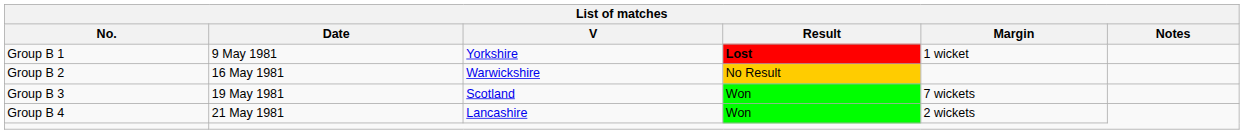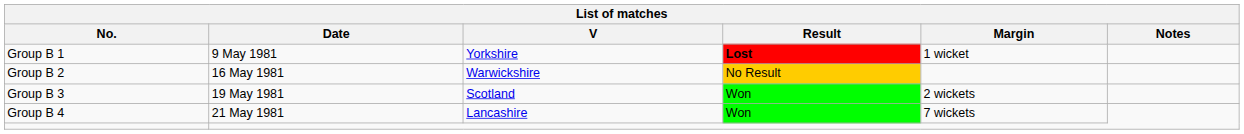(949, 93) 7 wickets -> (949, 93) 2 wickets
(949, 113) 2 wickets -> (949, 113) 7 wickets
